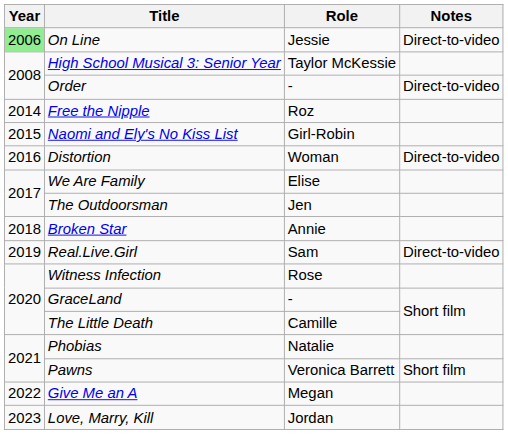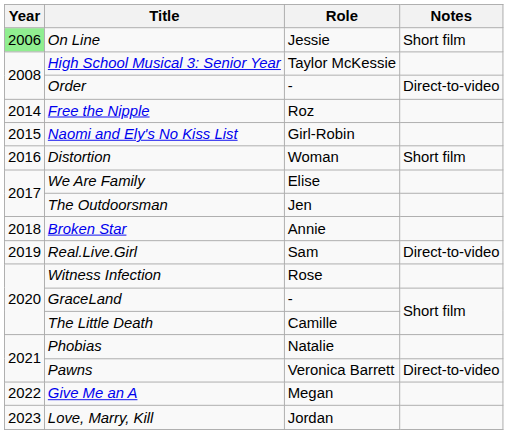(451, 39) Direct-to-video -> (434, 39) Short film
(451, 157) Direct-to-video -> (434, 157) Short film
(434, 370) Short film -> (451, 370) Direct-to-video
